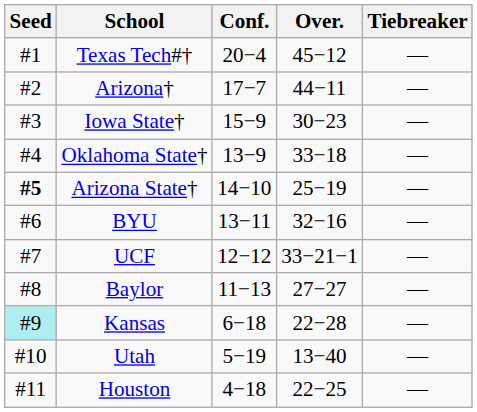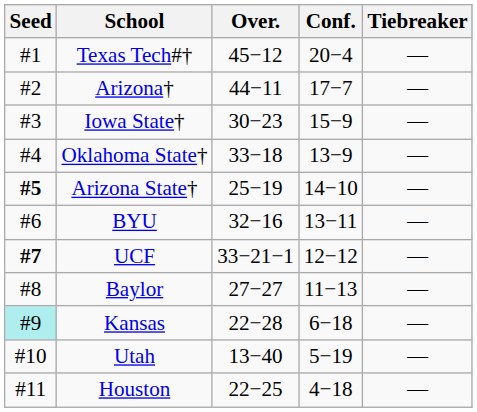columns swapped: (244, 21) <-> (319, 21)
(31, 255) normal -> (31, 255) bold
